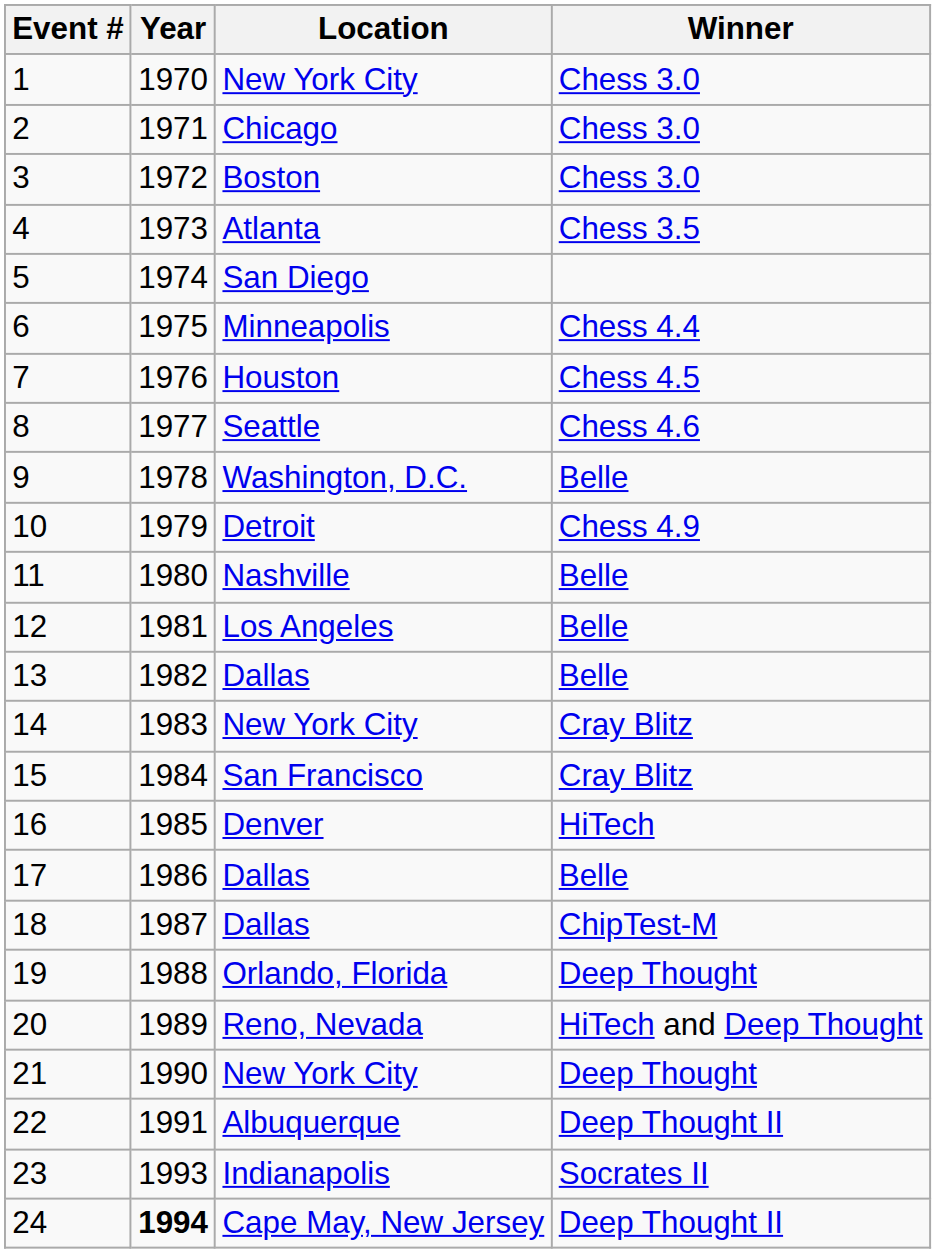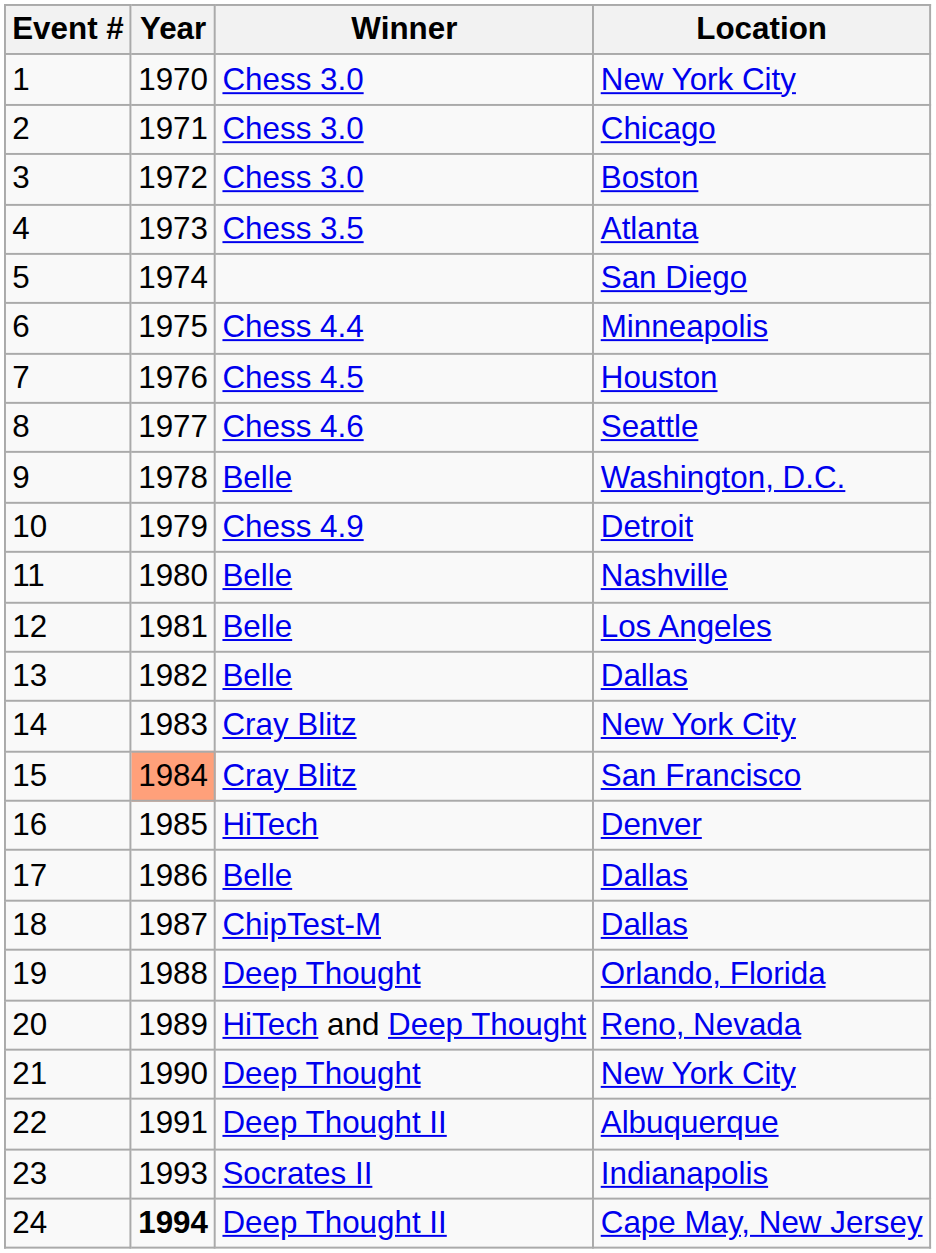columns swapped: (383, 29) <-> (741, 29)
(173, 775) no background -> (173, 775) lightsalmon background
